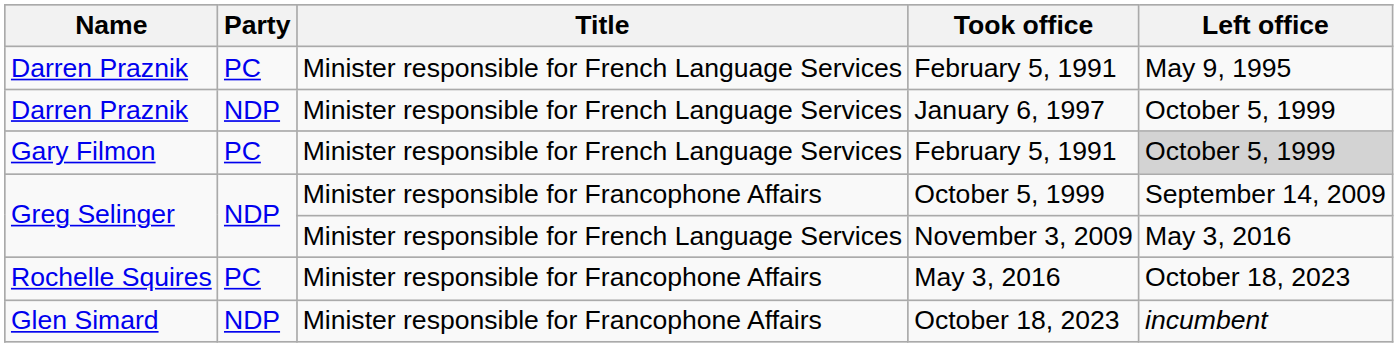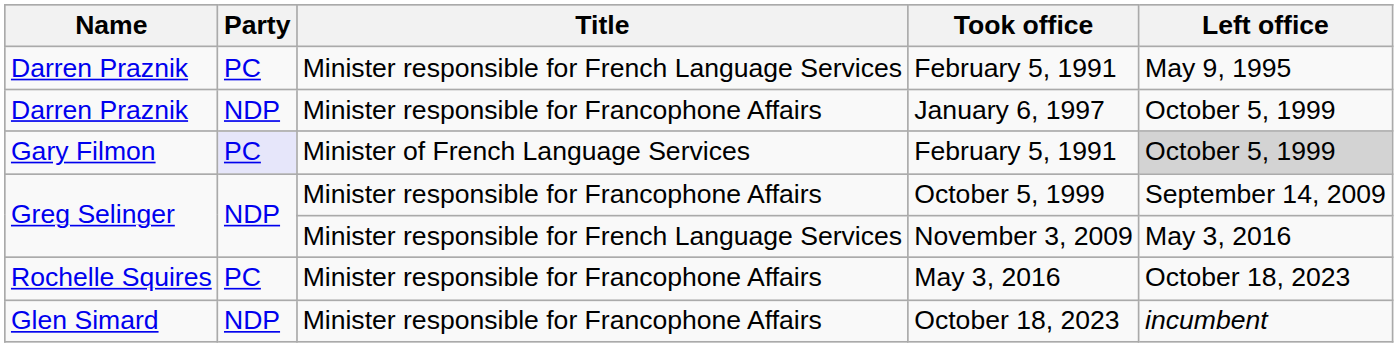(602, 109) Minister responsible for French Language Services -> (562, 109) Minister responsible for Francophone Affairs
(242, 151) no background -> (242, 151) lavender background
(602, 151) Minister responsible for French Language Services -> (526, 151) Minister of French Language Services
